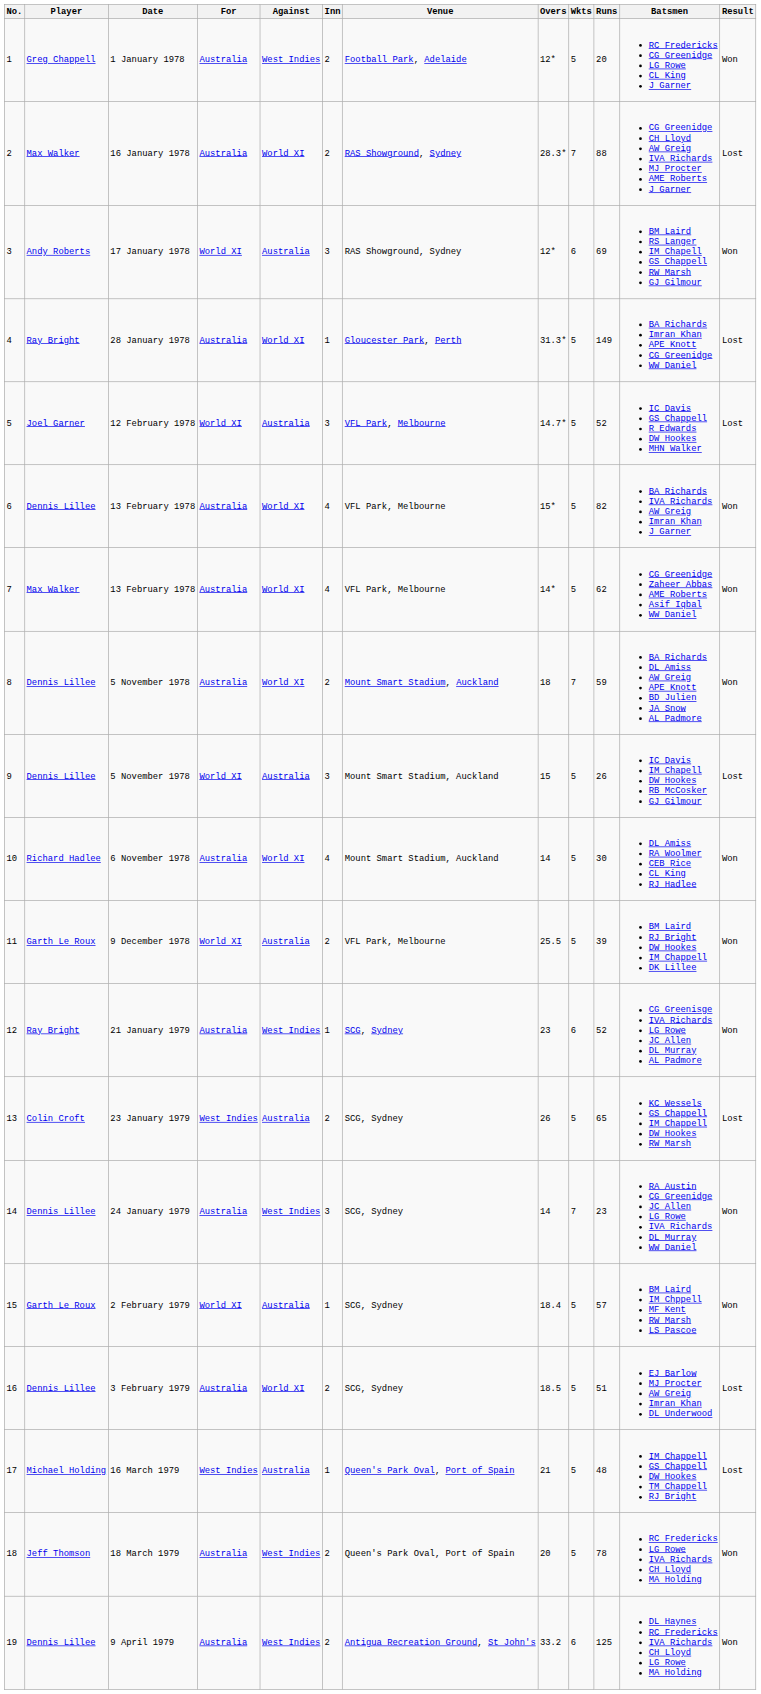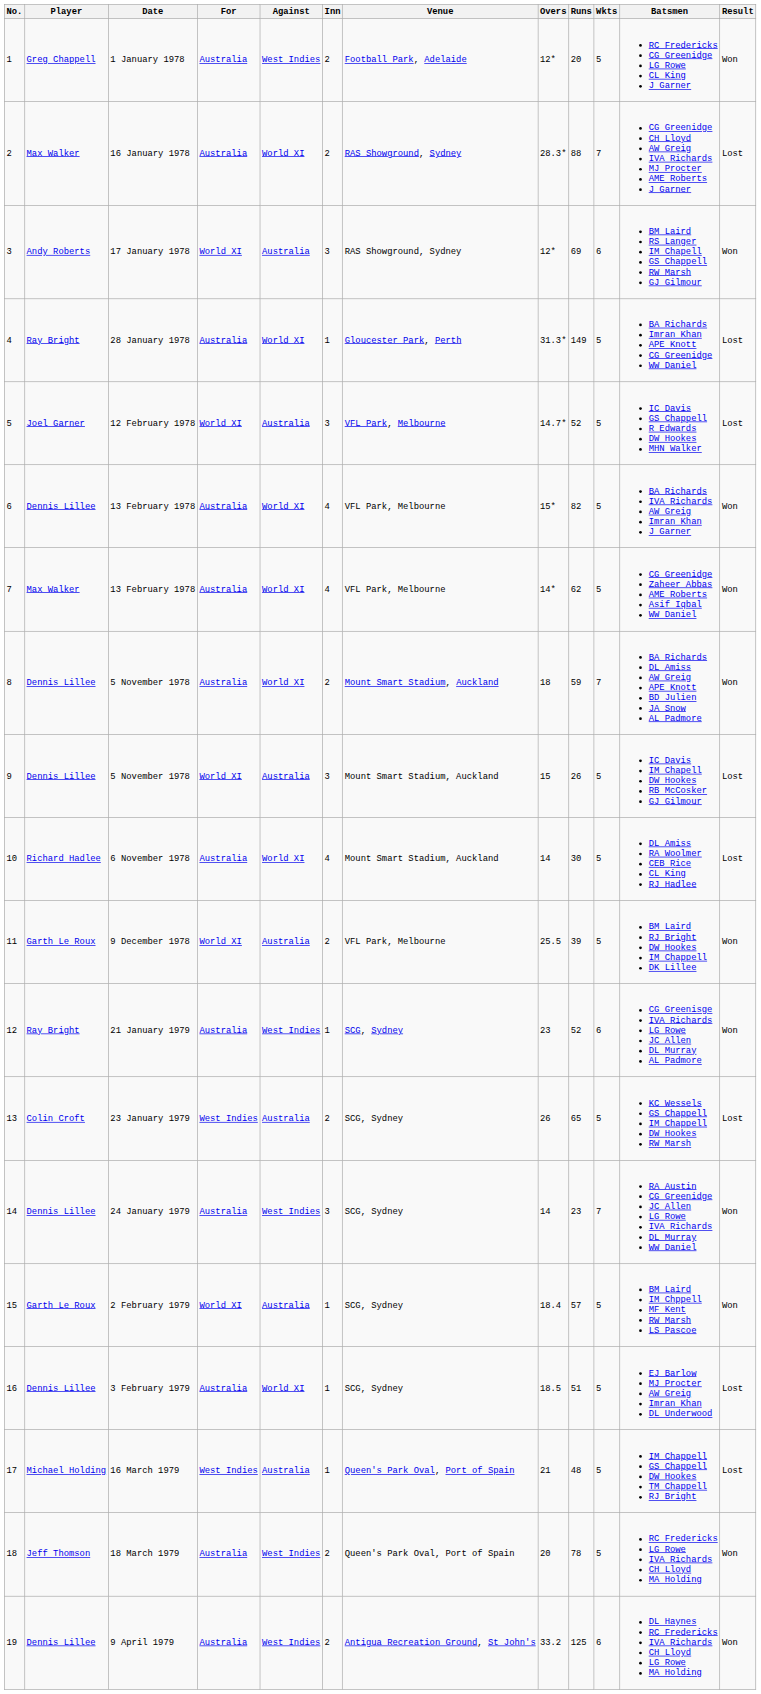columns swapped: (581, 12) <-> (607, 12)
(730, 859) Won -> (733, 859) Lost
(327, 1388) 2 -> (327, 1388) 1
